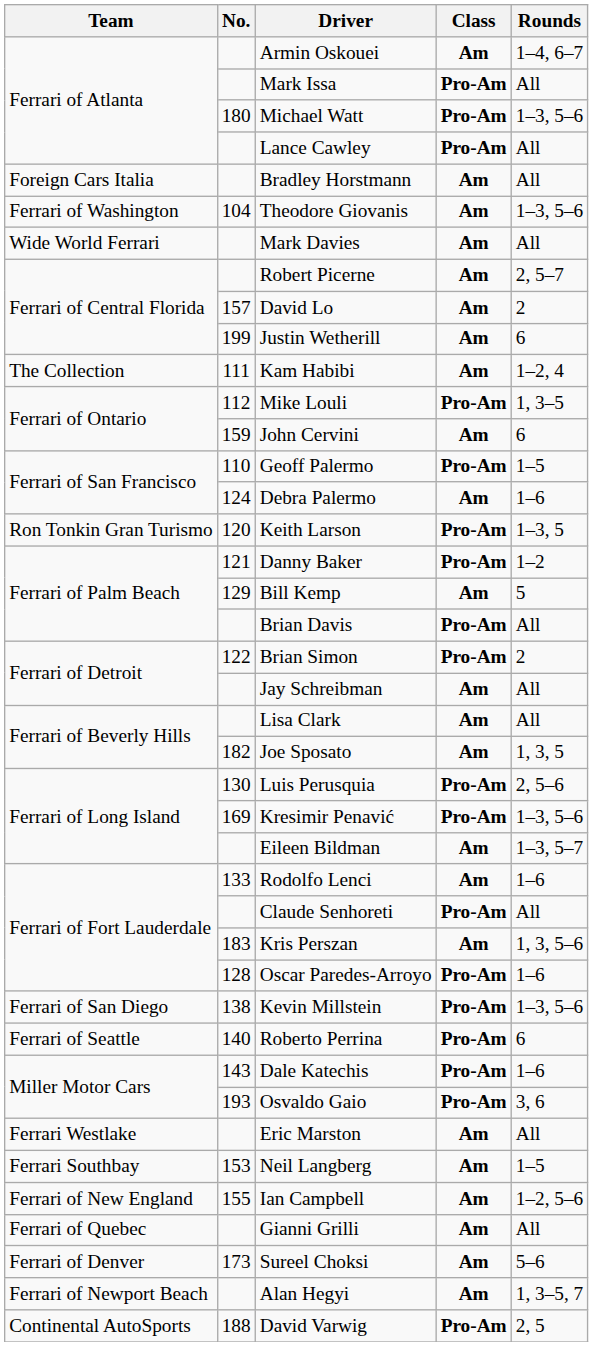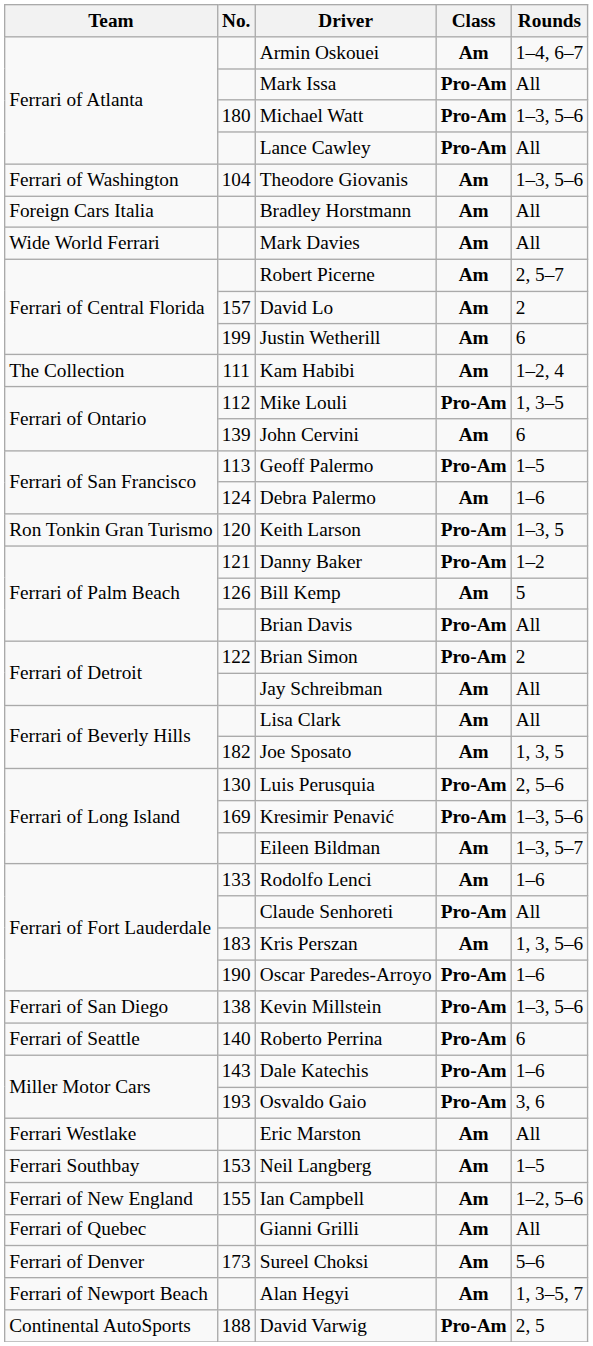rows swapped: (334, 211) <-> (335, 179)
(236, 434) 159 -> (236, 434) 139
(236, 466) 110 -> (236, 466) 113
(236, 593) 129 -> (236, 593) 126
(236, 975) 128 -> (236, 975) 190
